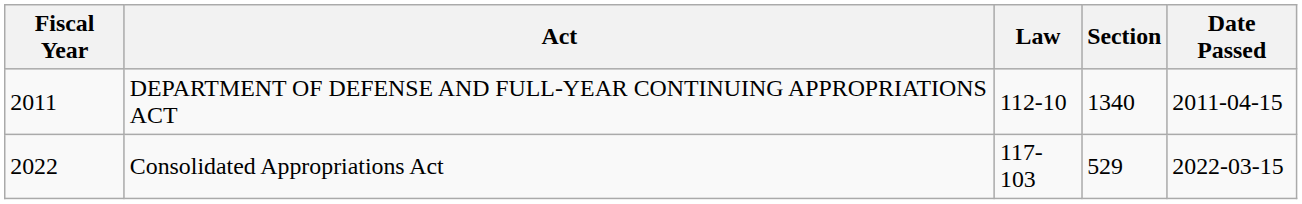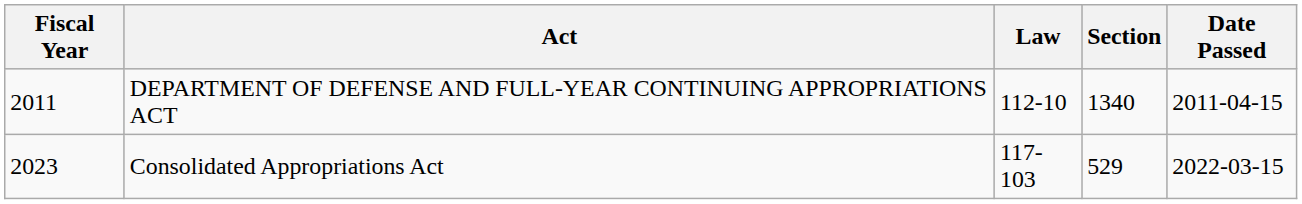(34, 166) 2022 -> (34, 166) 2023
